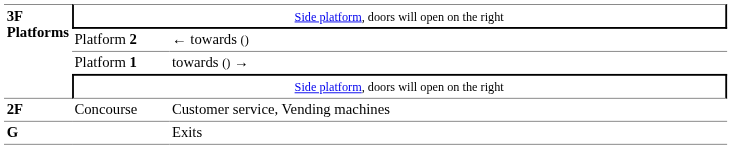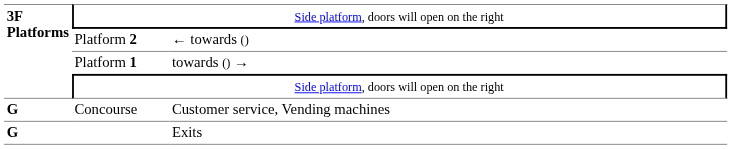(15, 109) 2F -> (12, 109) G
